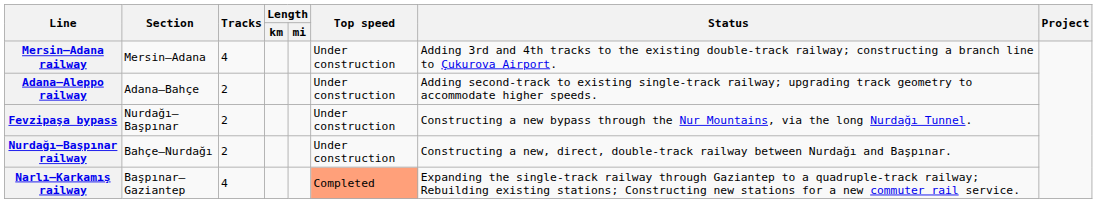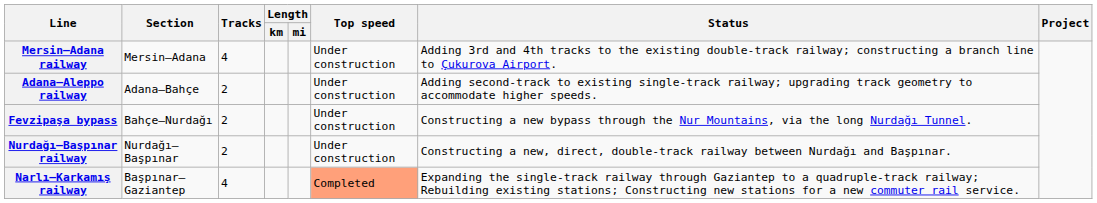(151, 120) Nurdağı–Başpınar -> (168, 120) Bahçe–Nurdağı
(168, 151) Bahçe–Nurdağı -> (151, 151) Nurdağı–Başpınar
